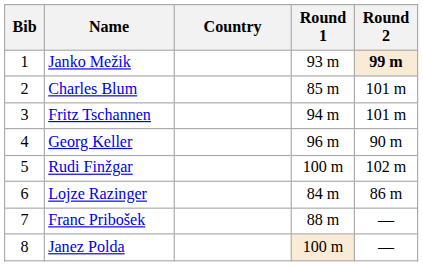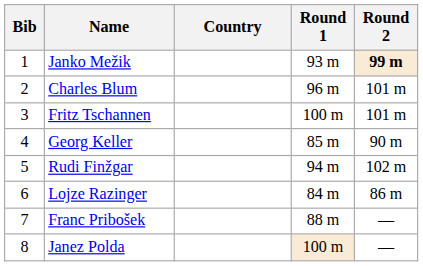(323, 88) 85 m -> (323, 88) 96 m
(323, 115) 94 m -> (323, 115) 100 m
(323, 141) 96 m -> (323, 141) 85 m
(323, 167) 100 m -> (323, 167) 94 m
